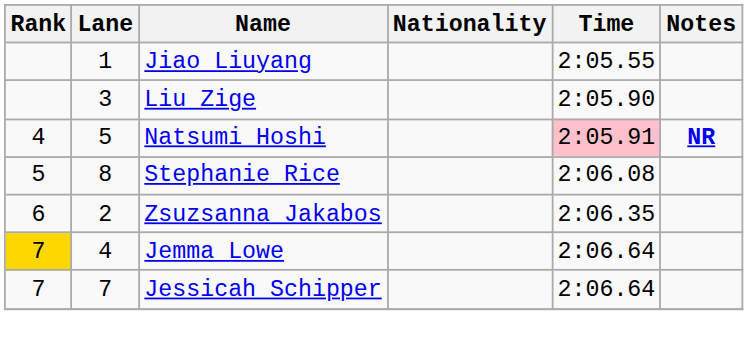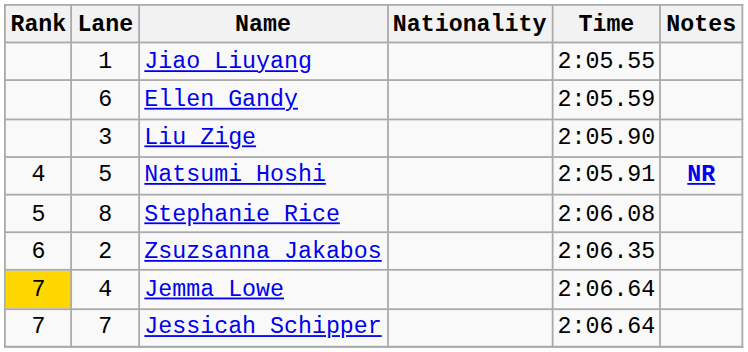+ row: (221, 100)
(606, 138) pink background -> (606, 176) no background
